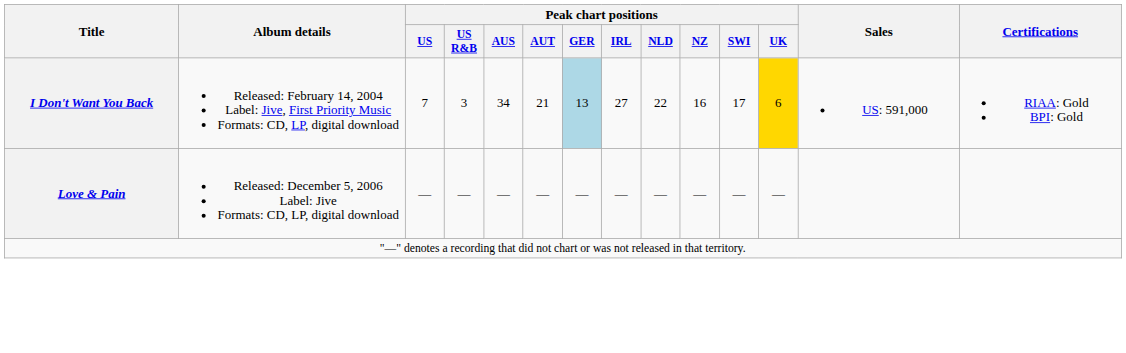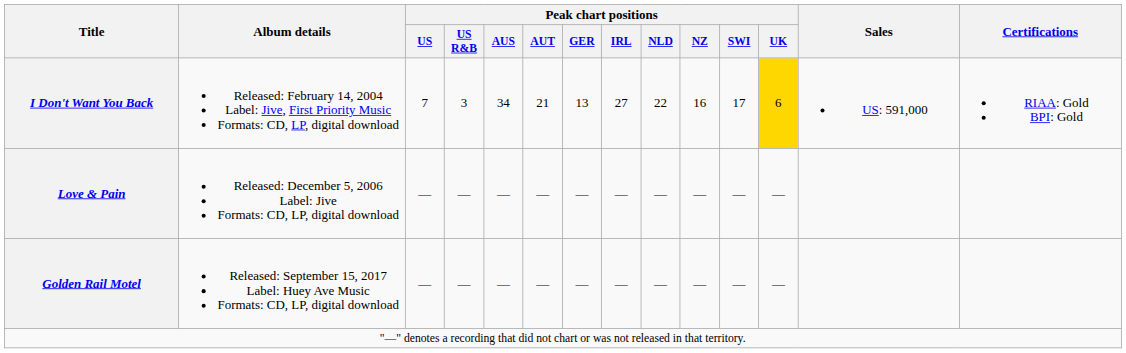(582, 103) lightblue background -> (582, 103) no background
+ row: (92, 283)
